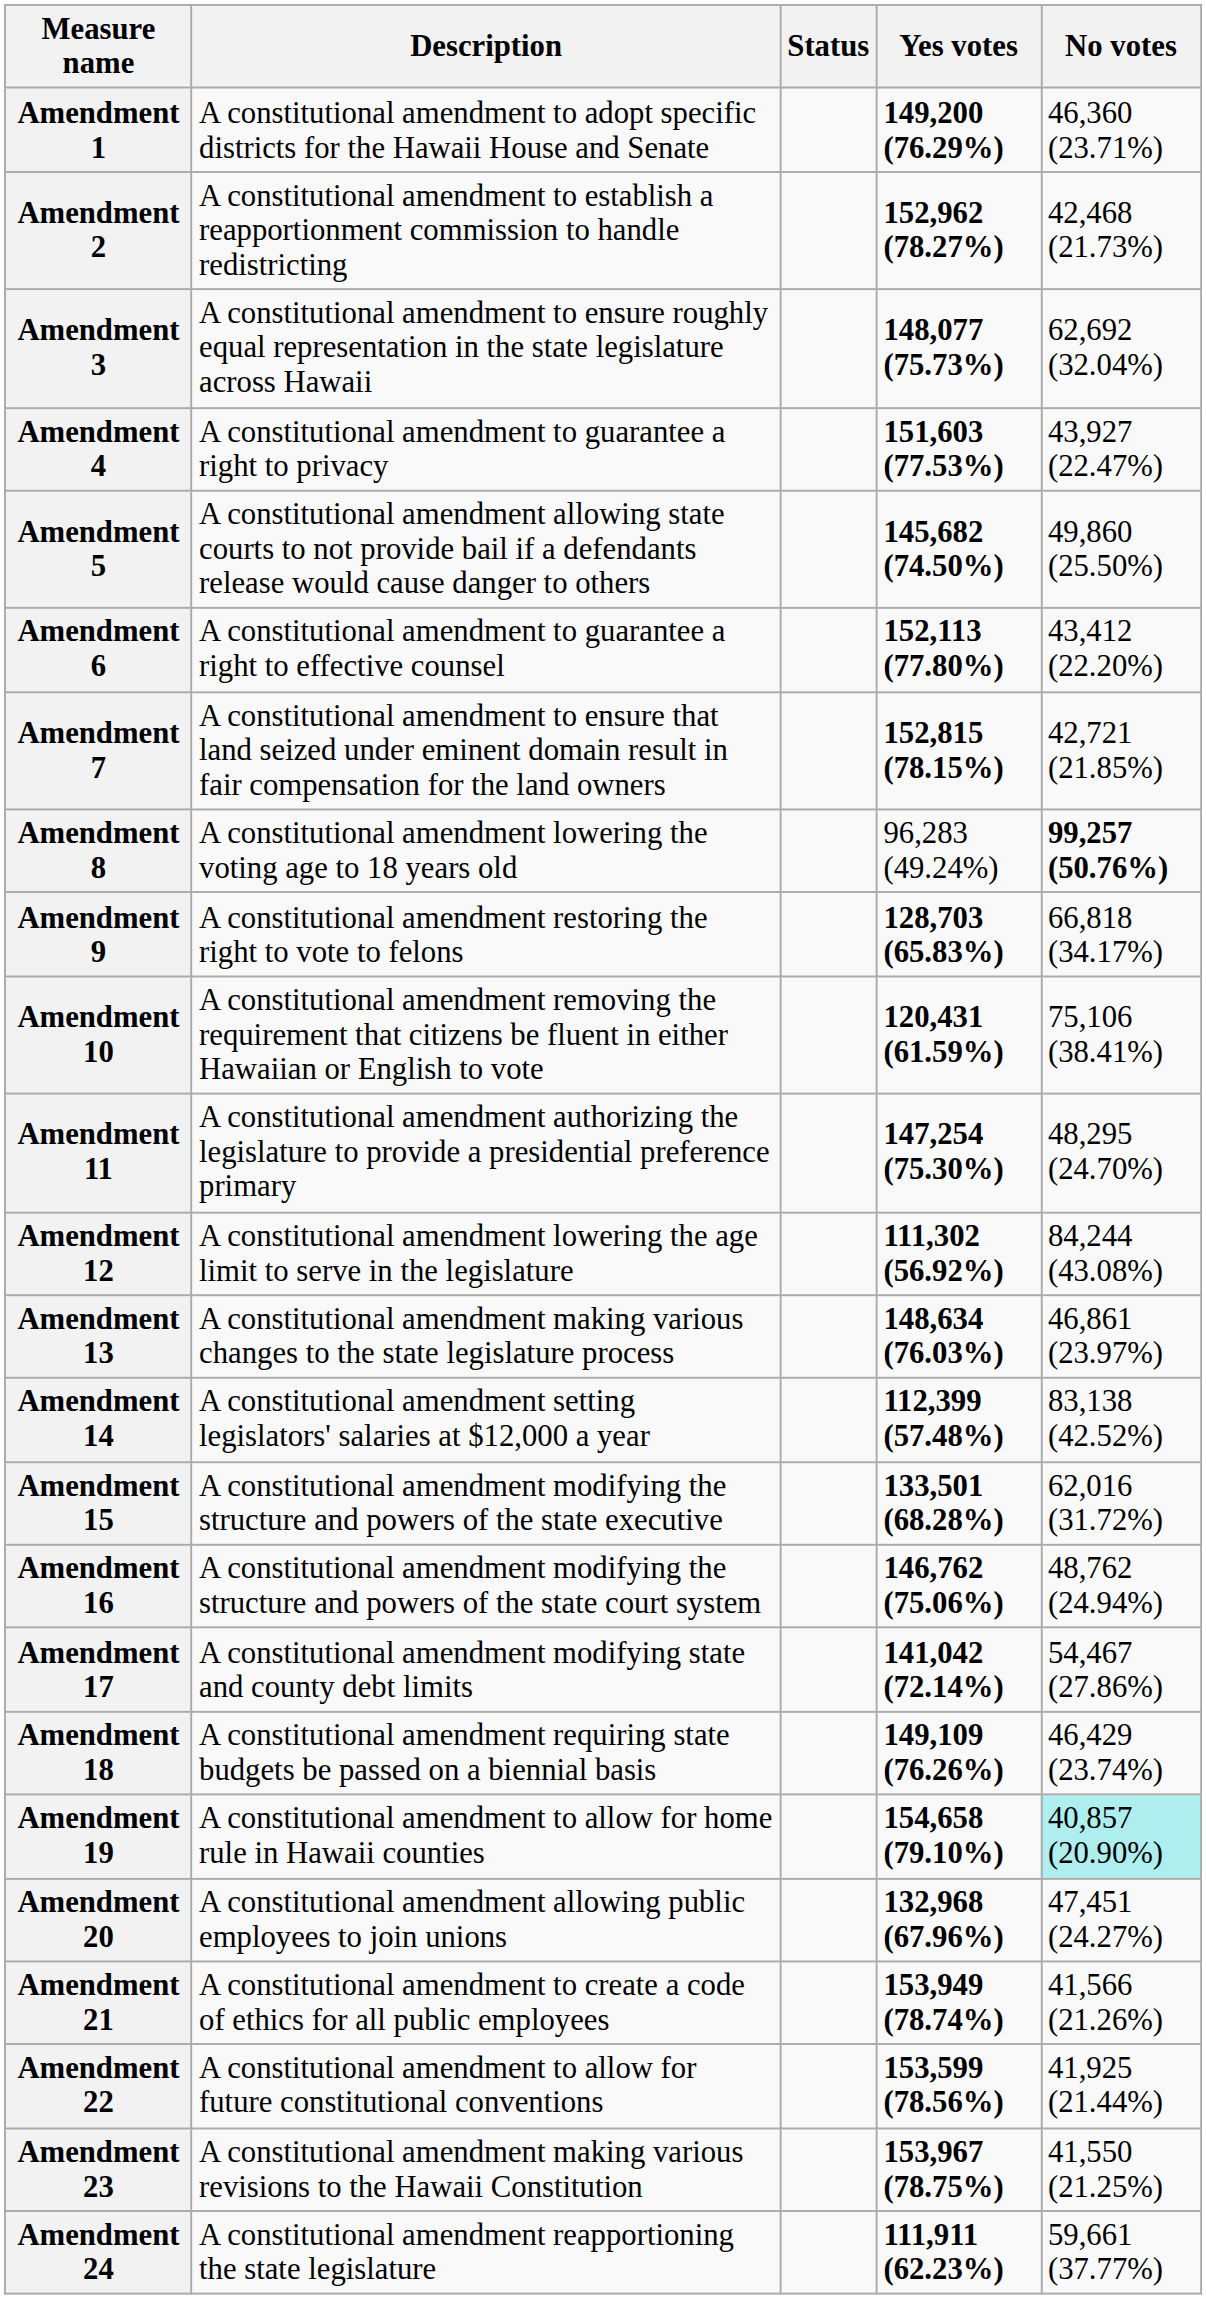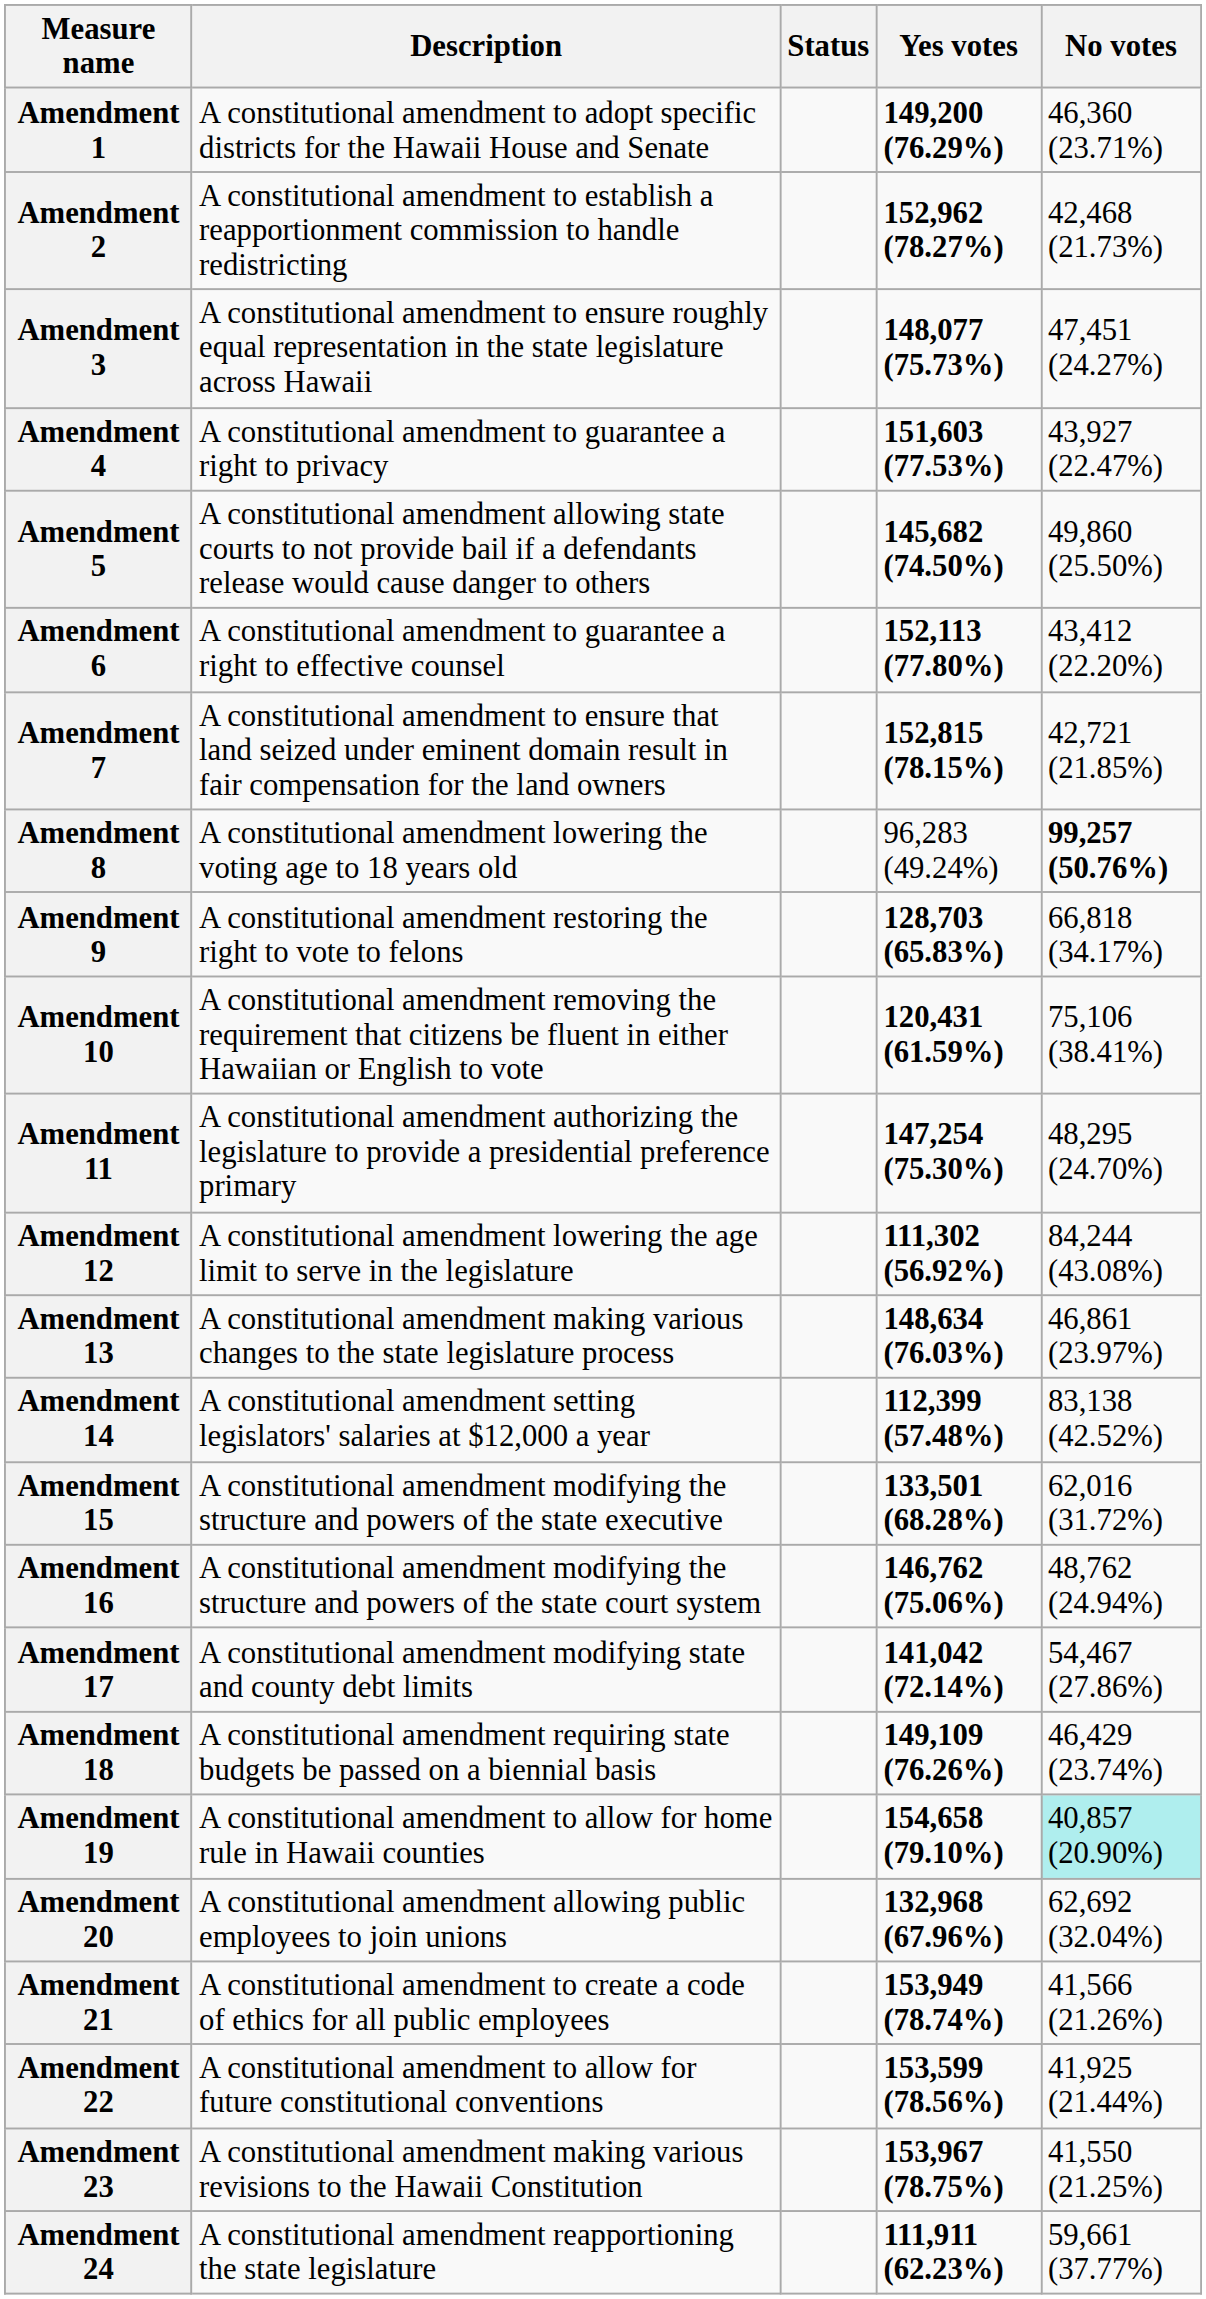(1105, 347) 62,692 (32.04%) -> (1105, 347) 47,451 (24.27%)
(1105, 1919) 47,451 (24.27%) -> (1105, 1919) 62,692 (32.04%)
